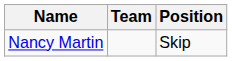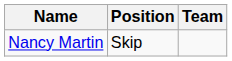columns swapped: (191, 17) <-> (131, 17)
